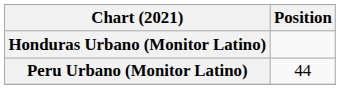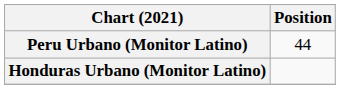rows swapped: (137, 44) <-> (137, 71)
